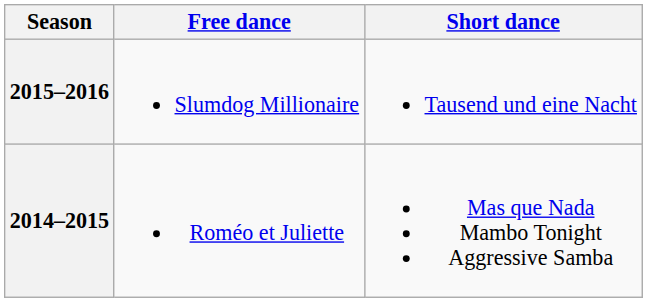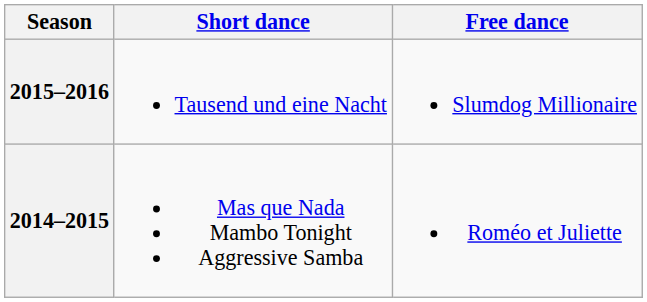columns swapped: (503, 22) <-> (239, 22)
